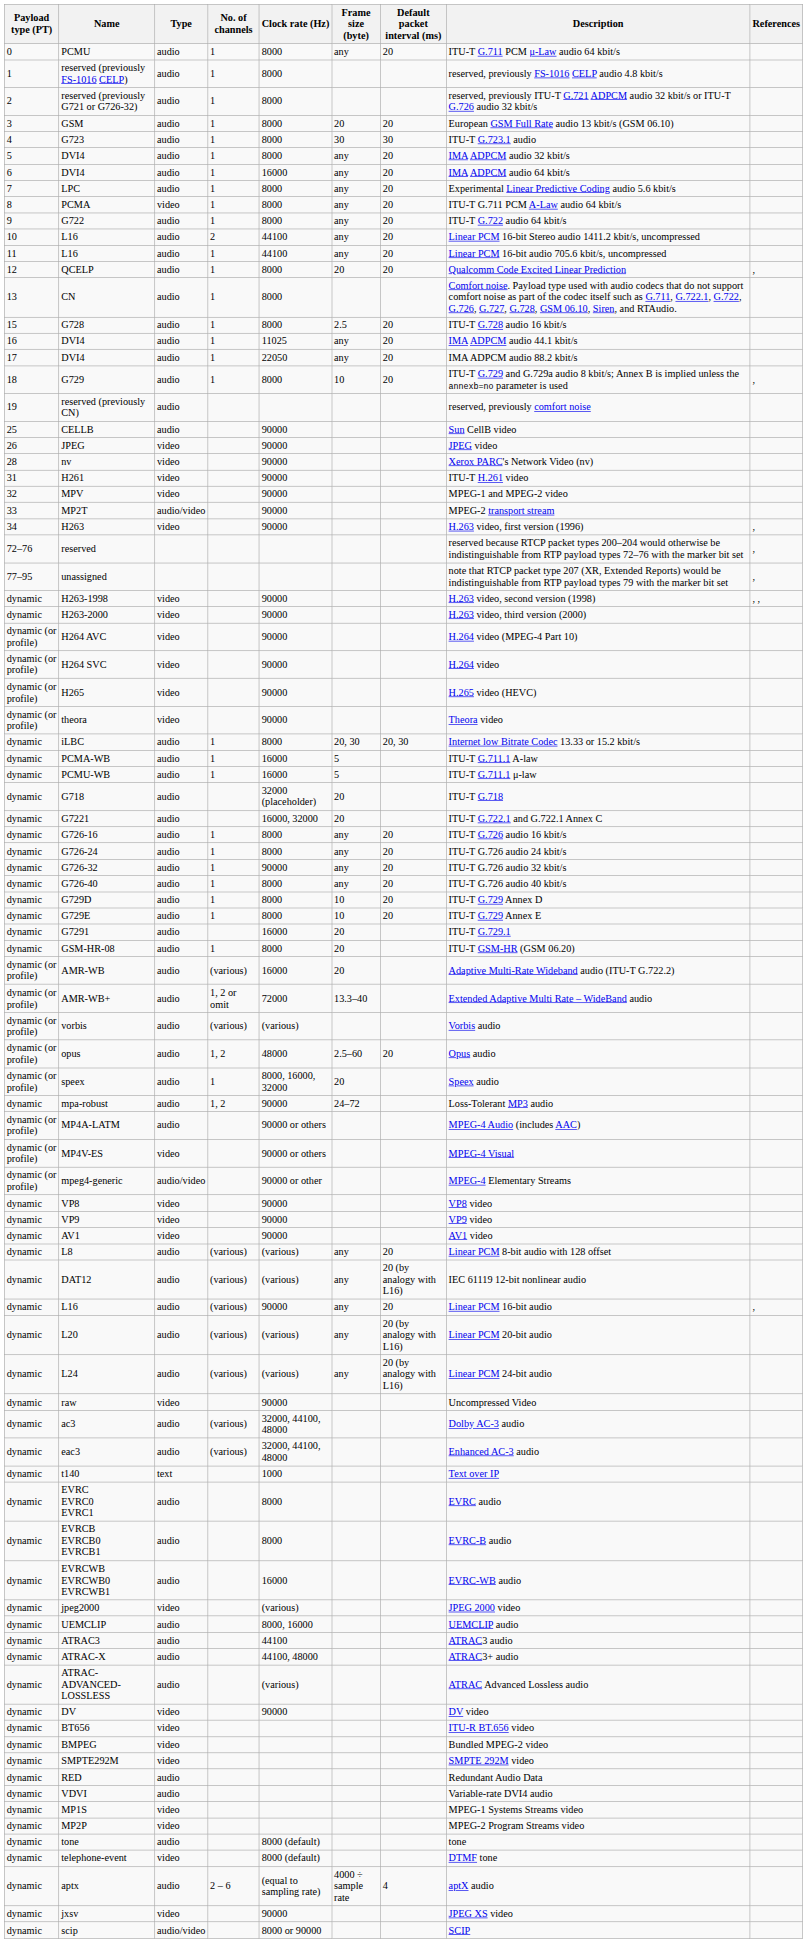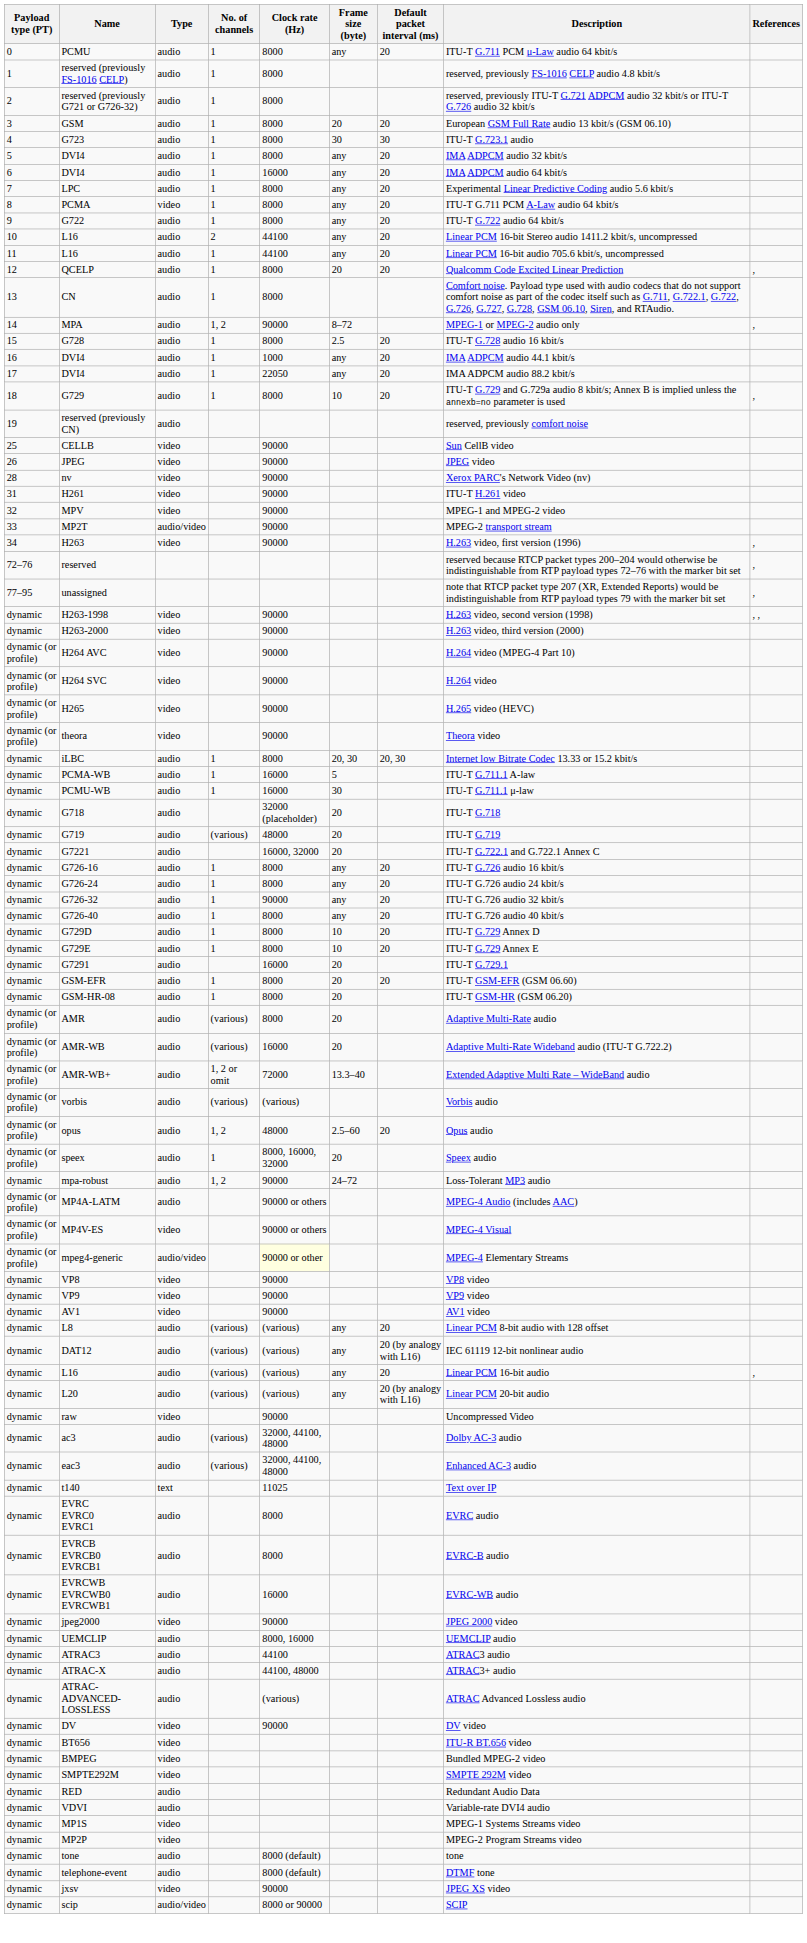+ row: (12, 325)
(274, 341) 11025 -> (273, 357) 1000
(168, 429) audio -> (169, 445) video
(337, 774) 5 -> (337, 791) 30
+ row: (24, 835)
+ row: (24, 981)
+ row: (32, 1019)
(292, 1181) no background -> (292, 1257) lightyellow background
(274, 1307) 90000 -> (281, 1372) (various)
- row: (24, 1374)
(272, 1474) 1000 -> (275, 1488) 11025
(280, 1608) (various) -> (275, 1622) 90000
(168, 1858) video -> (169, 1872) audio
- row: (24, 1886)
